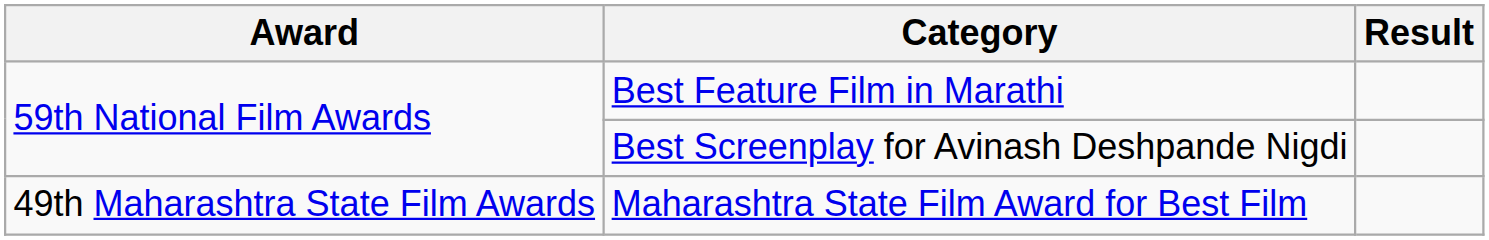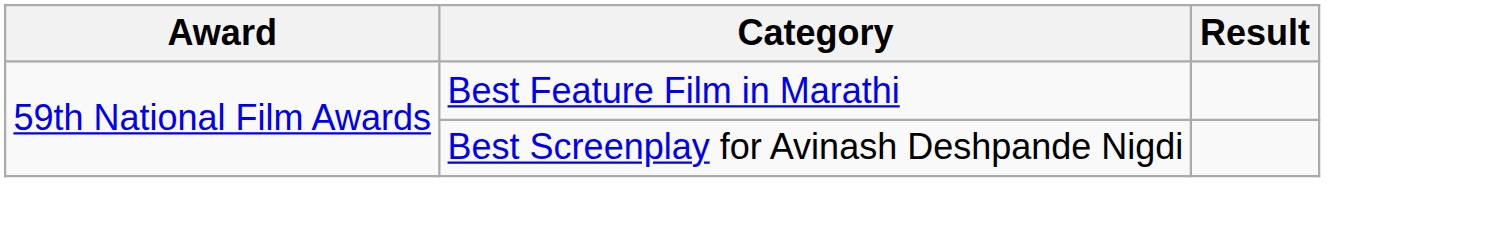- row: (959, 204)
